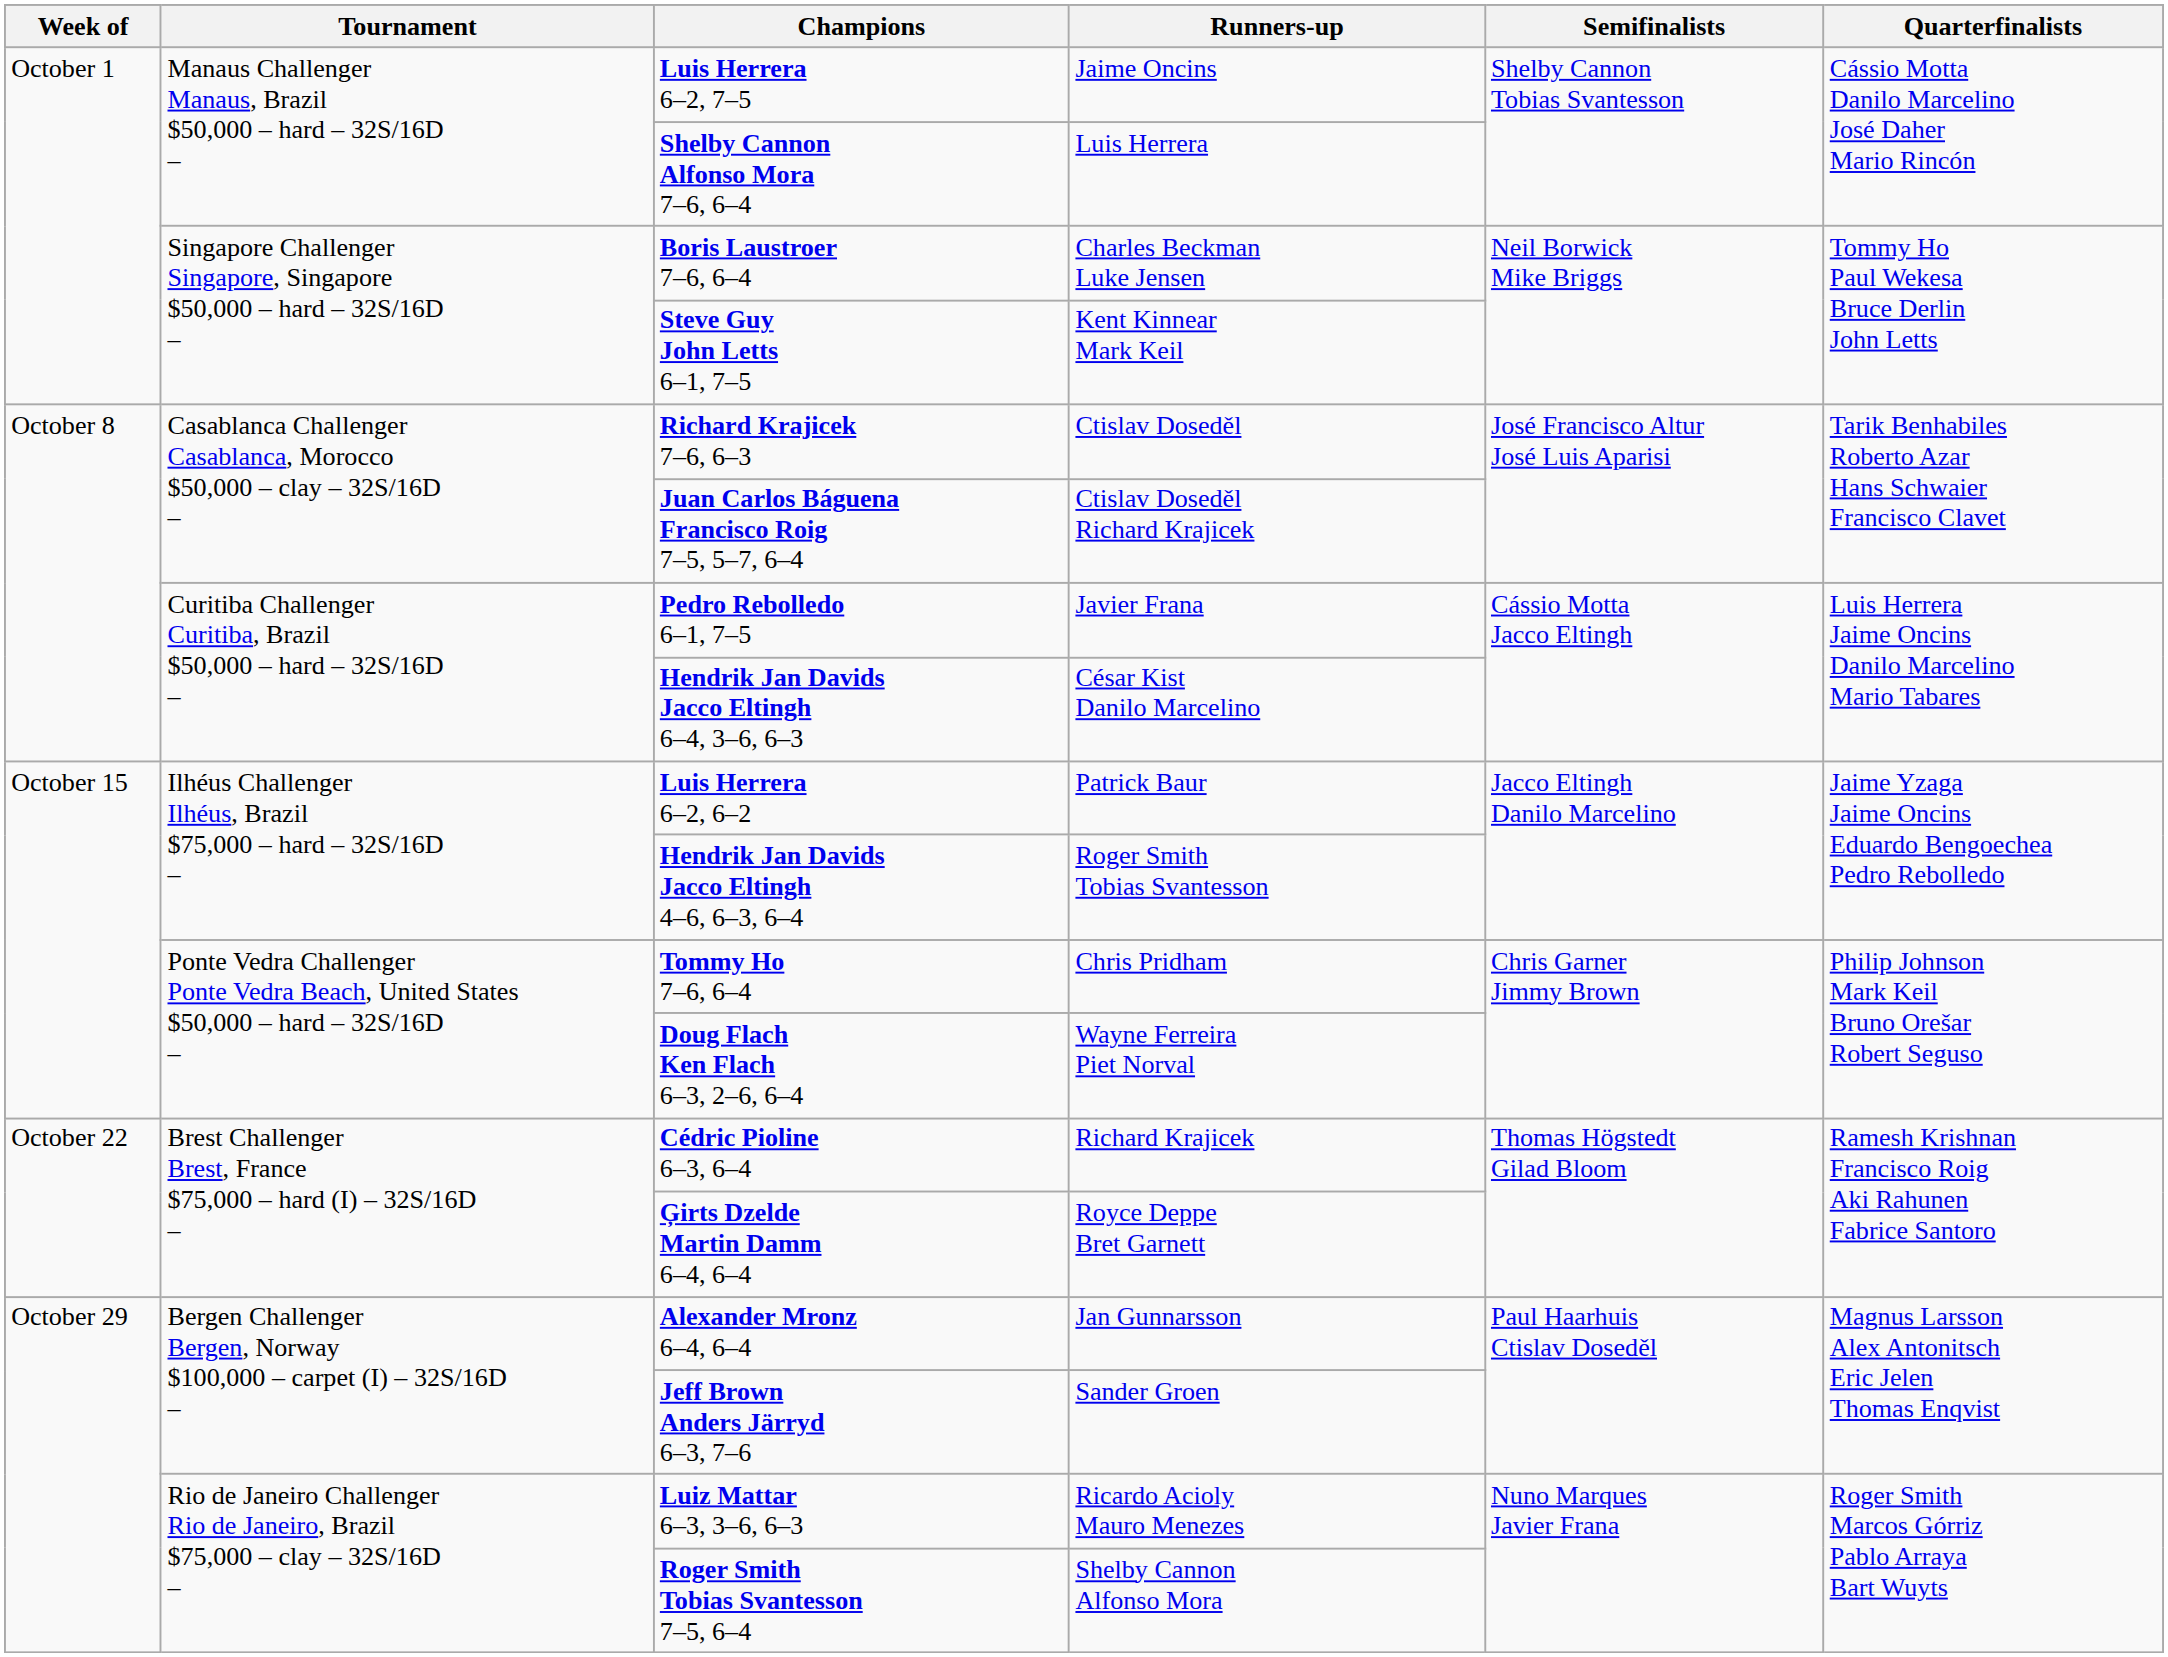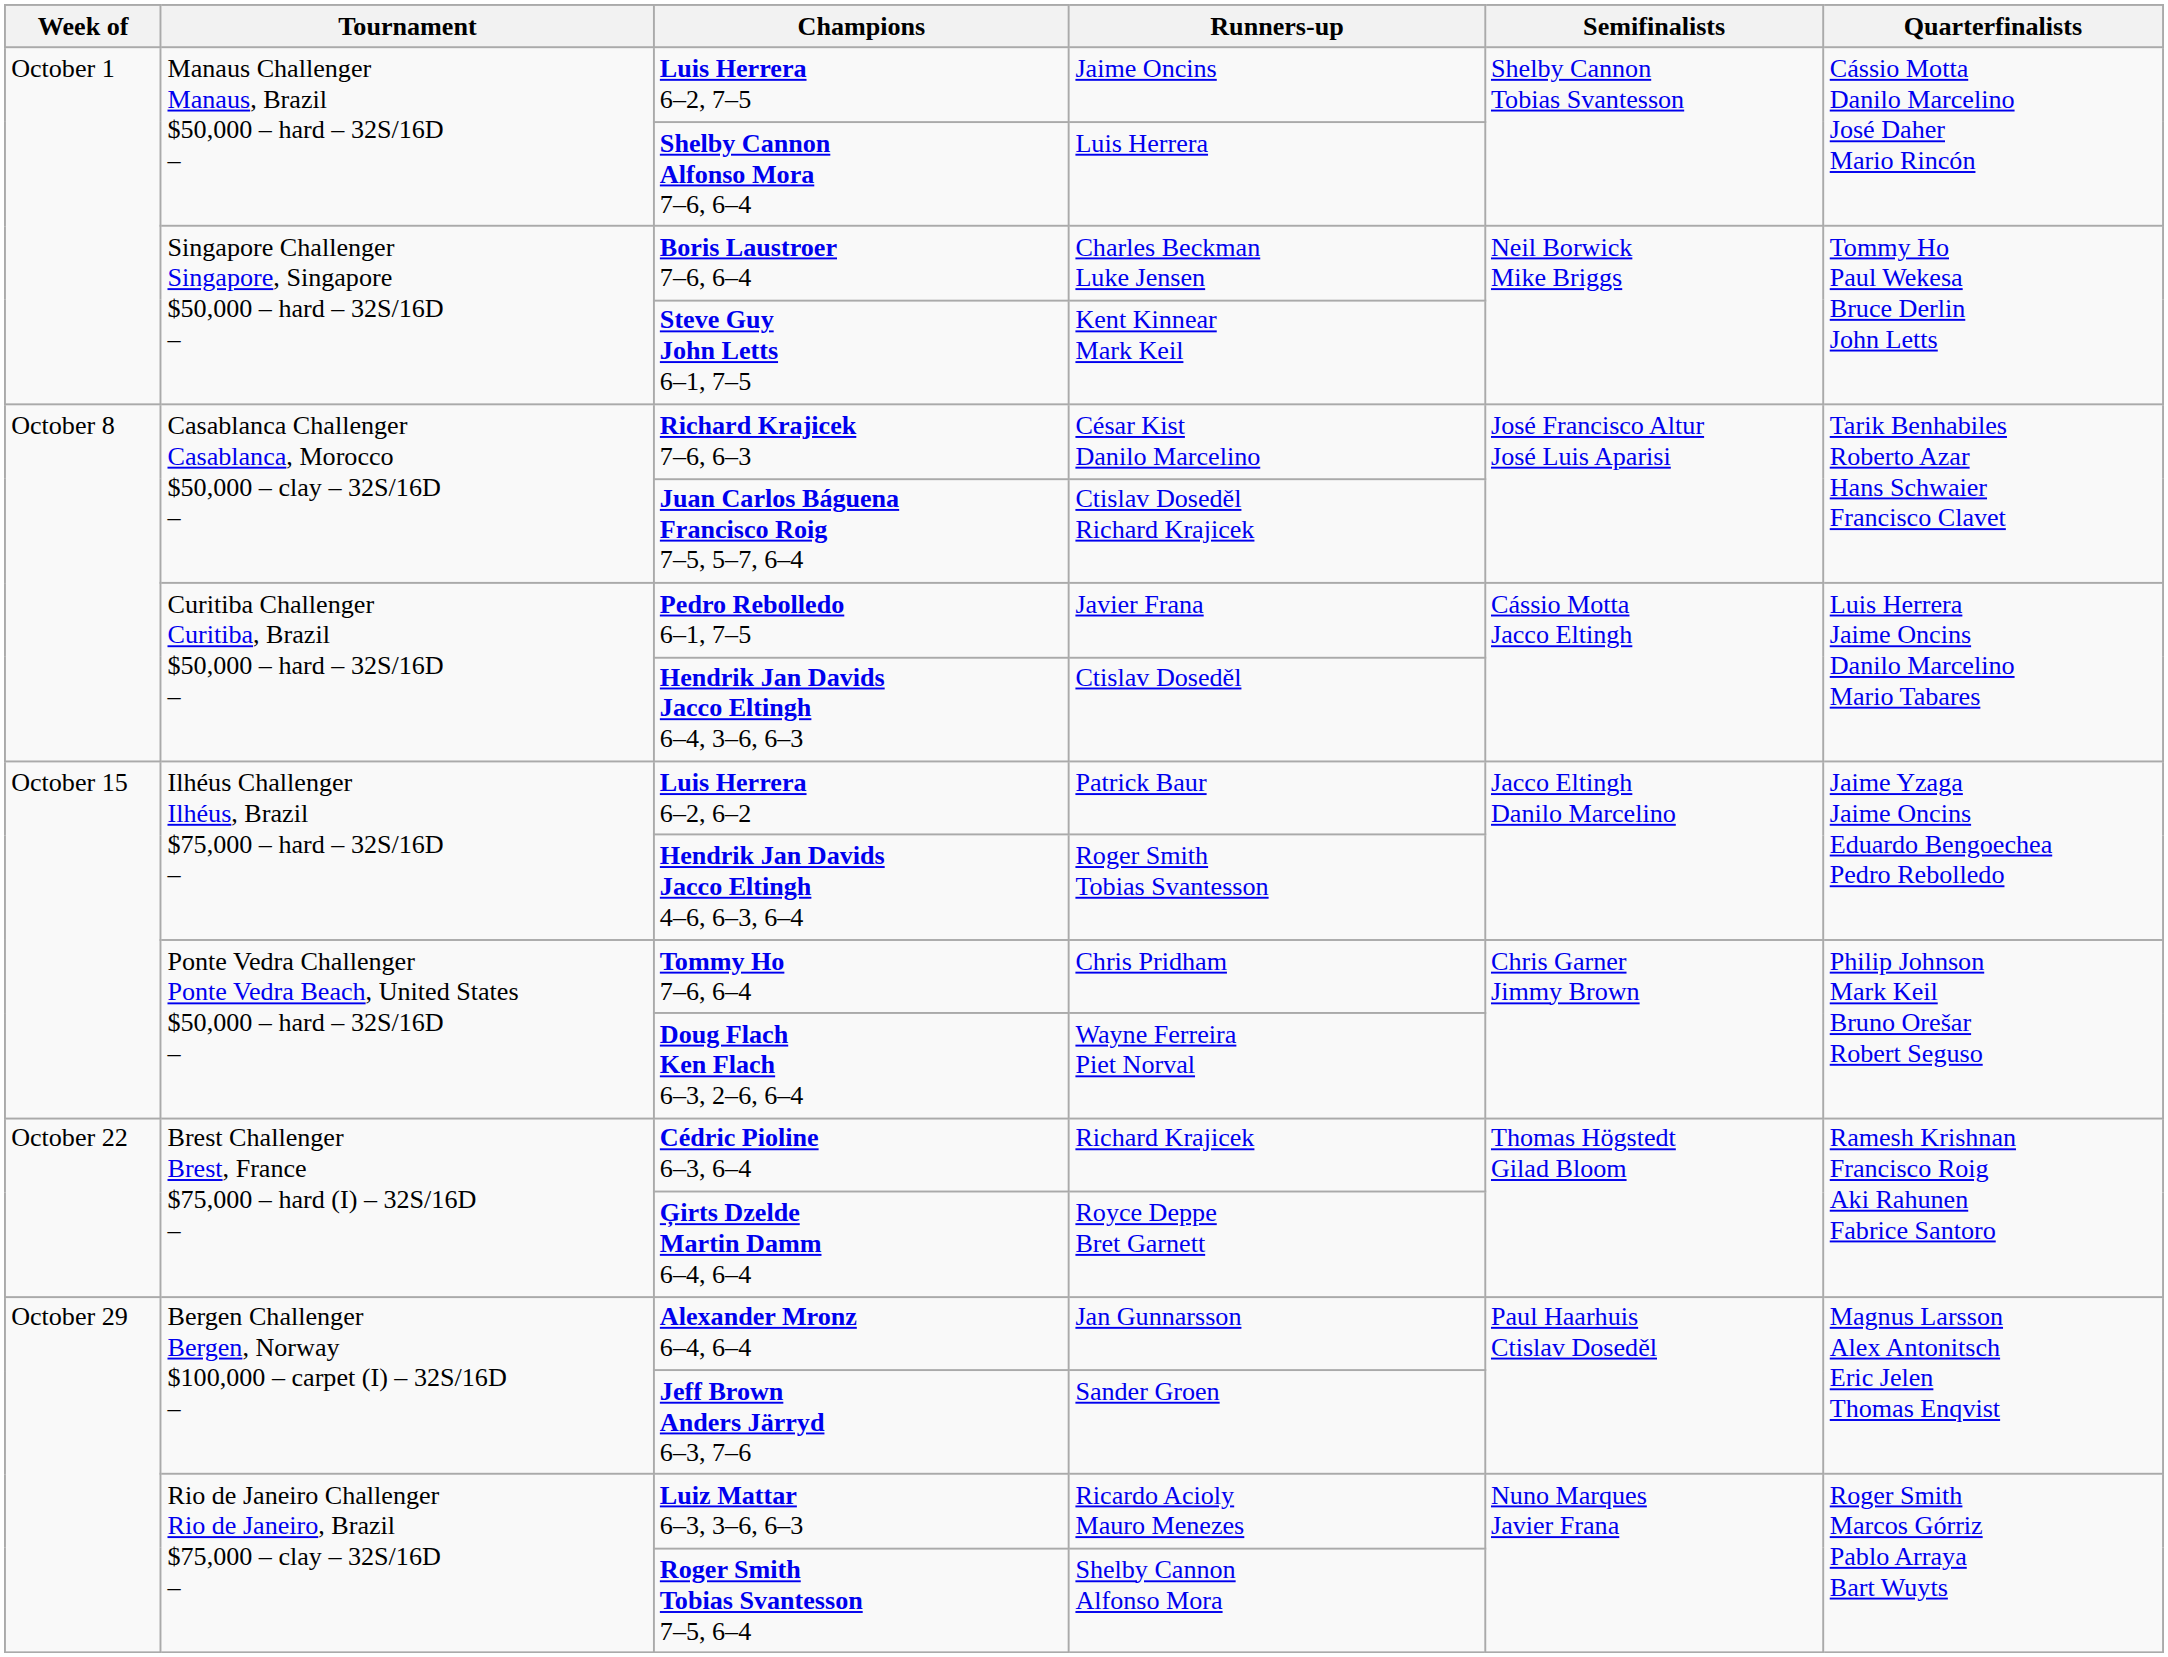(1158, 425) Ctislav Doseděl -> (1168, 440) César Kist Danilo Marcelino
(1168, 692) César Kist Danilo Marcelino -> (1158, 677) Ctislav Doseděl
